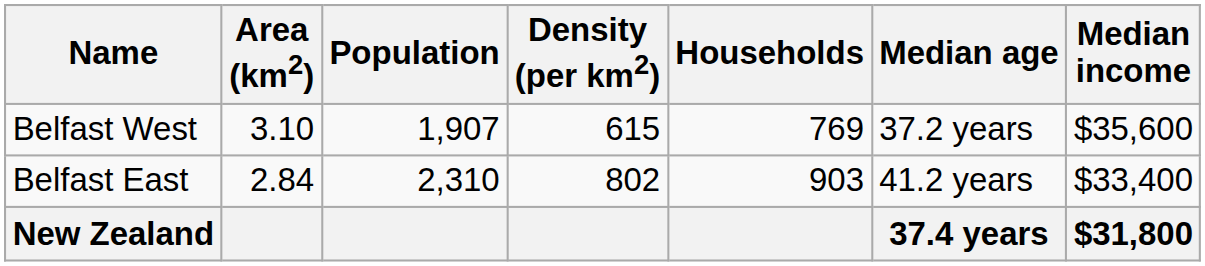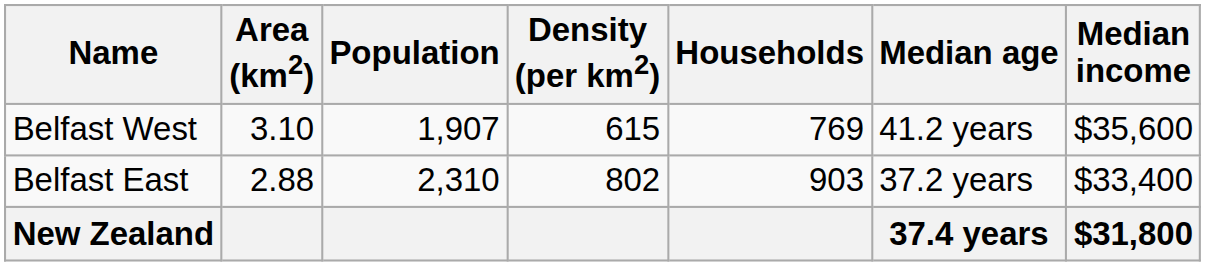(956, 128) 37.2 years -> (956, 128) 41.2 years
(282, 181) 2.84 -> (282, 181) 2.88
(956, 181) 41.2 years -> (956, 181) 37.2 years
